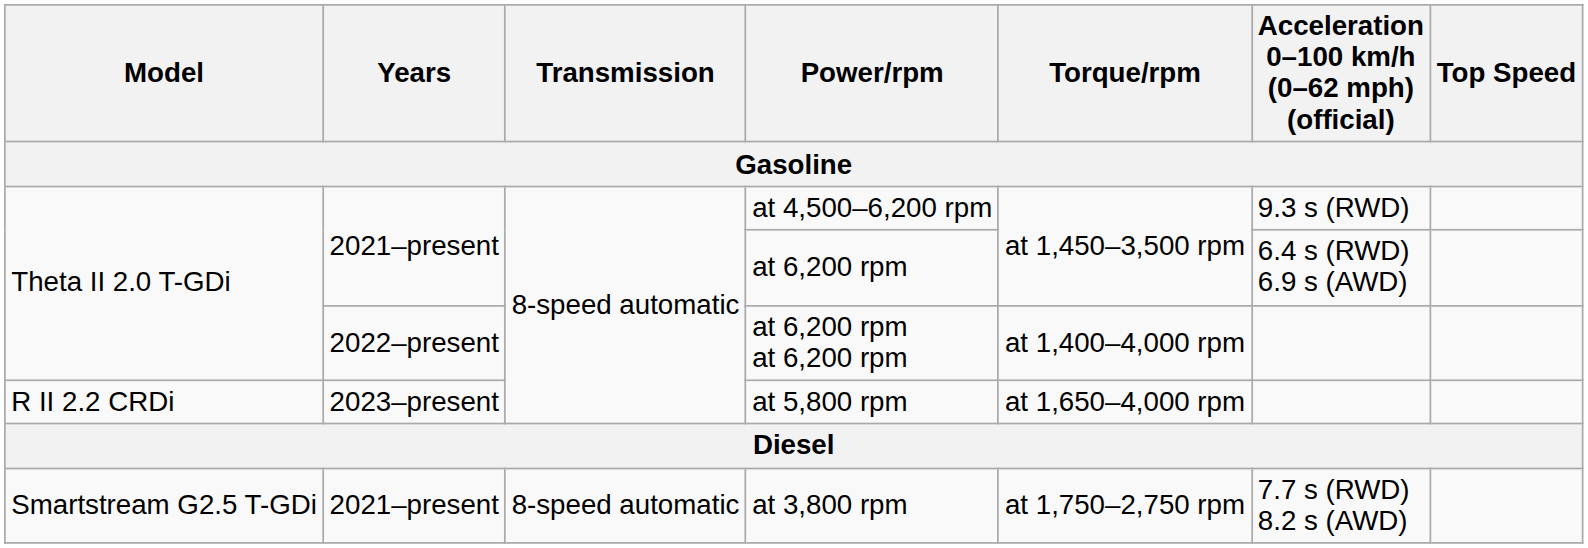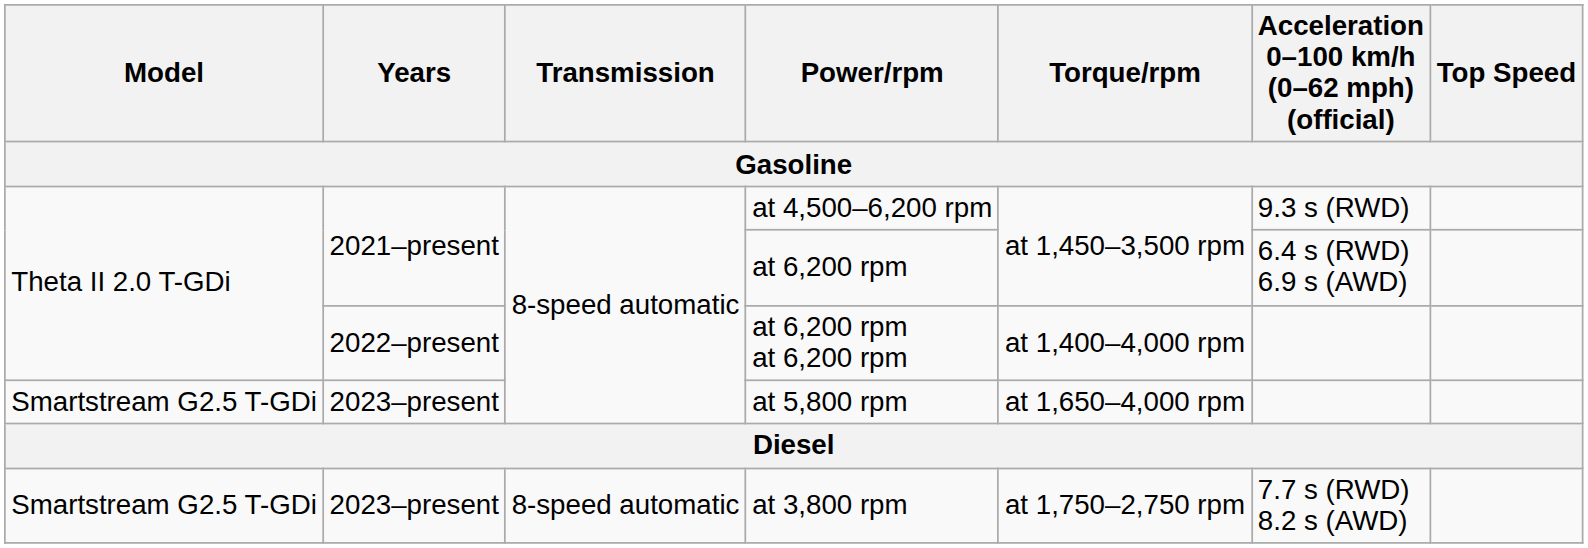(93, 401) R II 2.2 CRDi -> (164, 401) Smartstream G2.5 T-GDi
(414, 505) 2021–present -> (414, 505) 2023–present
